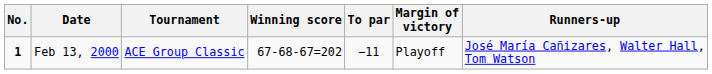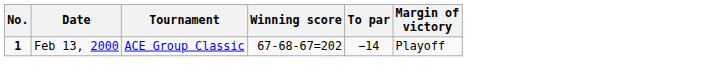- column: (585, 21)
(369, 53) −11 -> (369, 47) −14
